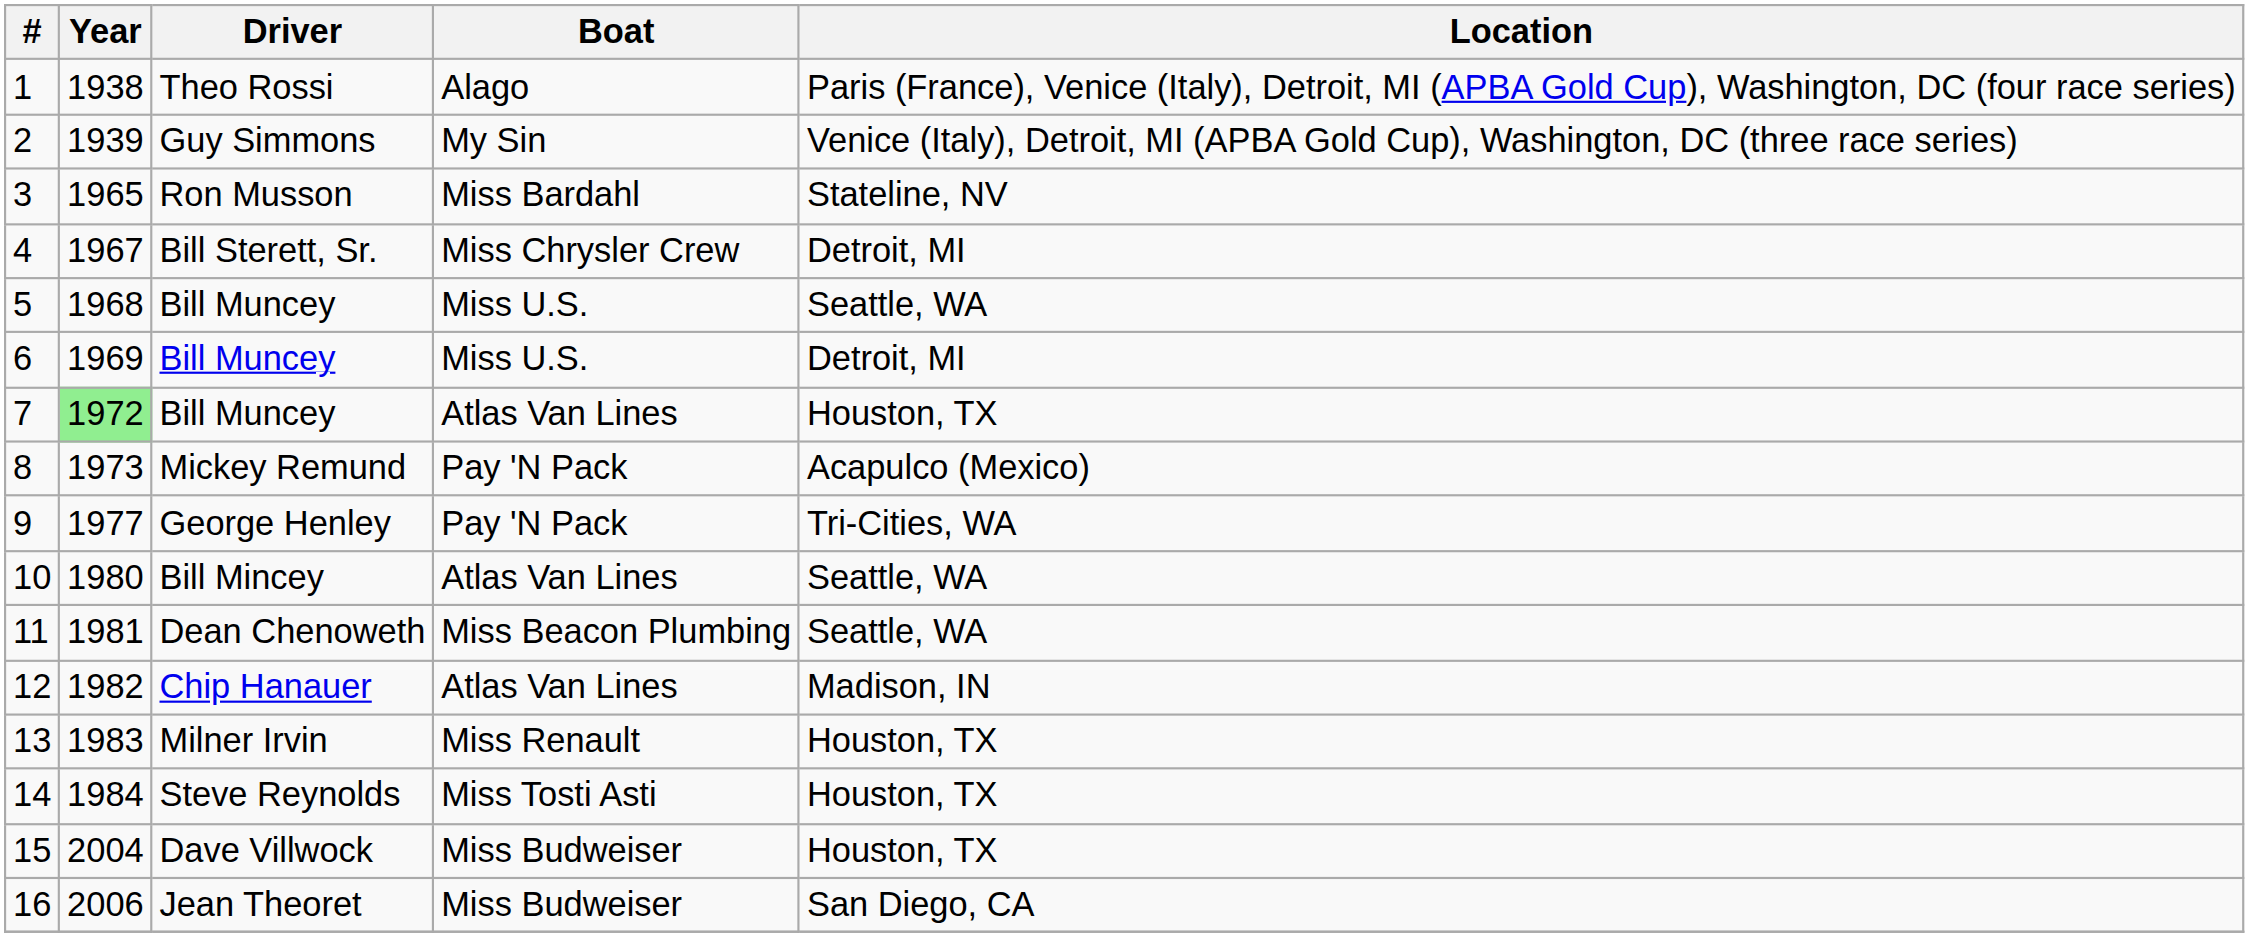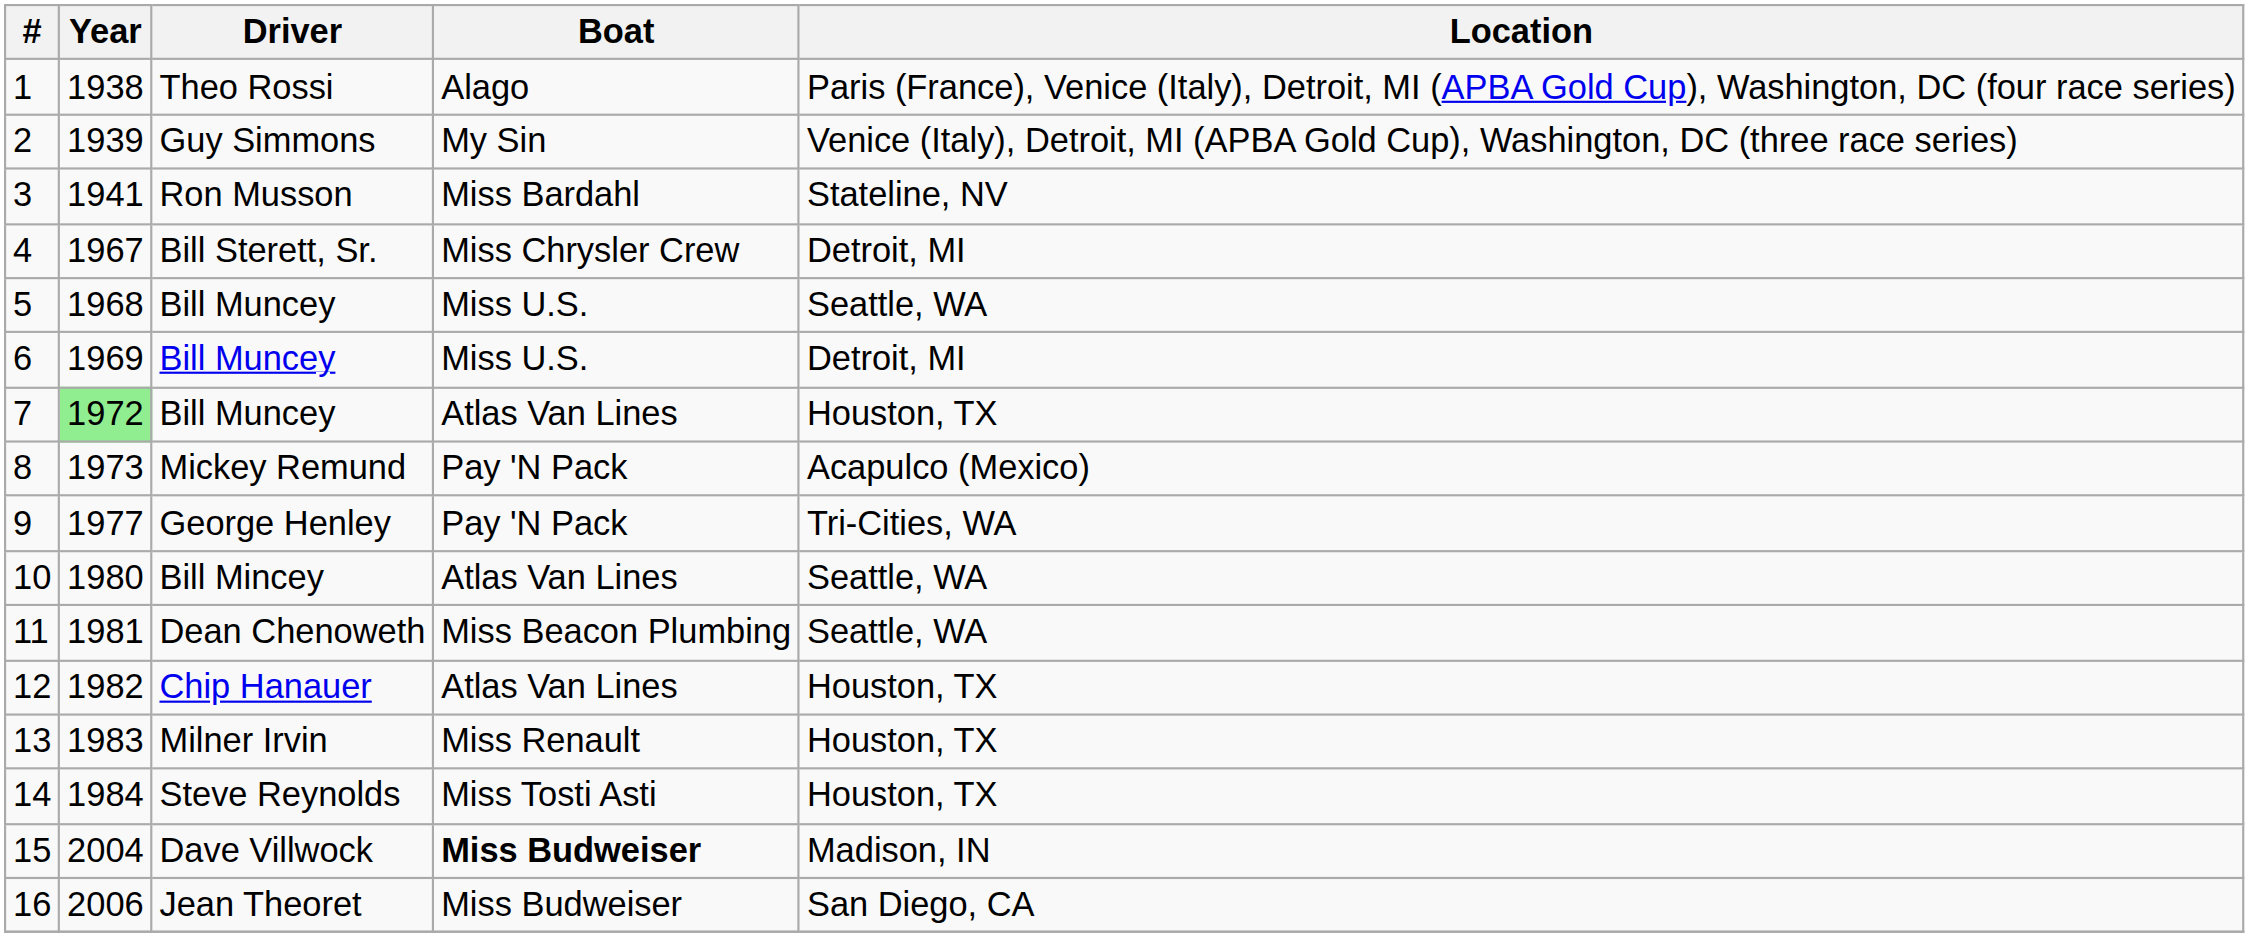(105, 195) 1965 -> (105, 195) 1941
(899, 686) Madison, IN -> (902, 686) Houston, TX
(562, 850) normal -> (571, 850) bold
(902, 850) Houston, TX -> (899, 850) Madison, IN
